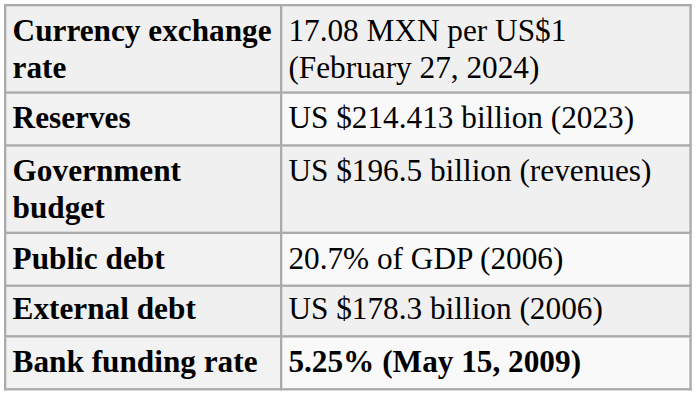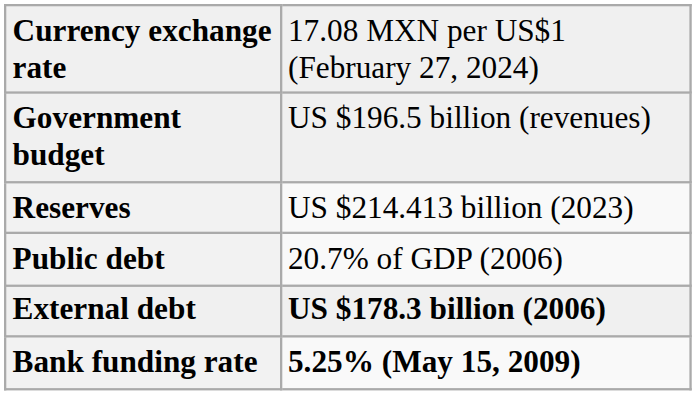rows swapped: (72, 118) <-> (97, 188)
(446, 309) normal -> (447, 309) bold
